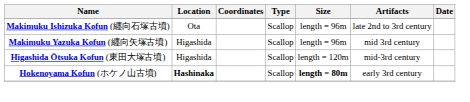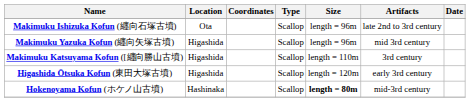+ row: (95, 57)
(392, 57) mid-3rd century -> (402, 73) early 3rd century
(194, 73) bold -> (206, 88) normal
(392, 73) early 3rd century -> (402, 88) mid-3rd century
